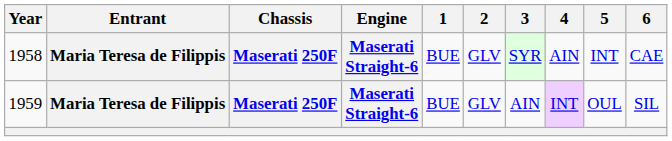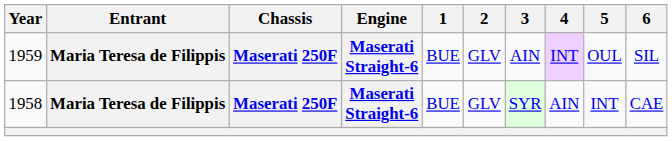rows swapped: (25, 56) <-> (25, 104)
